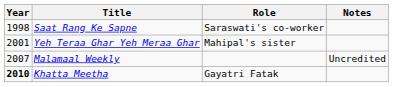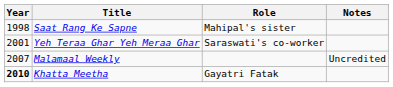(264, 28) Saraswati's co-worker -> (250, 28) Mahipal's sister
(250, 43) Mahipal's sister -> (264, 43) Saraswati's co-worker
